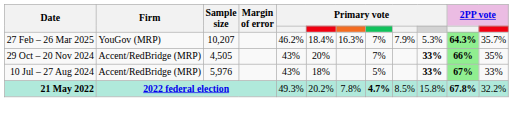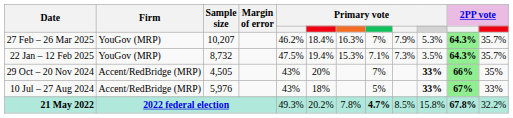+ row: (52, 56)
